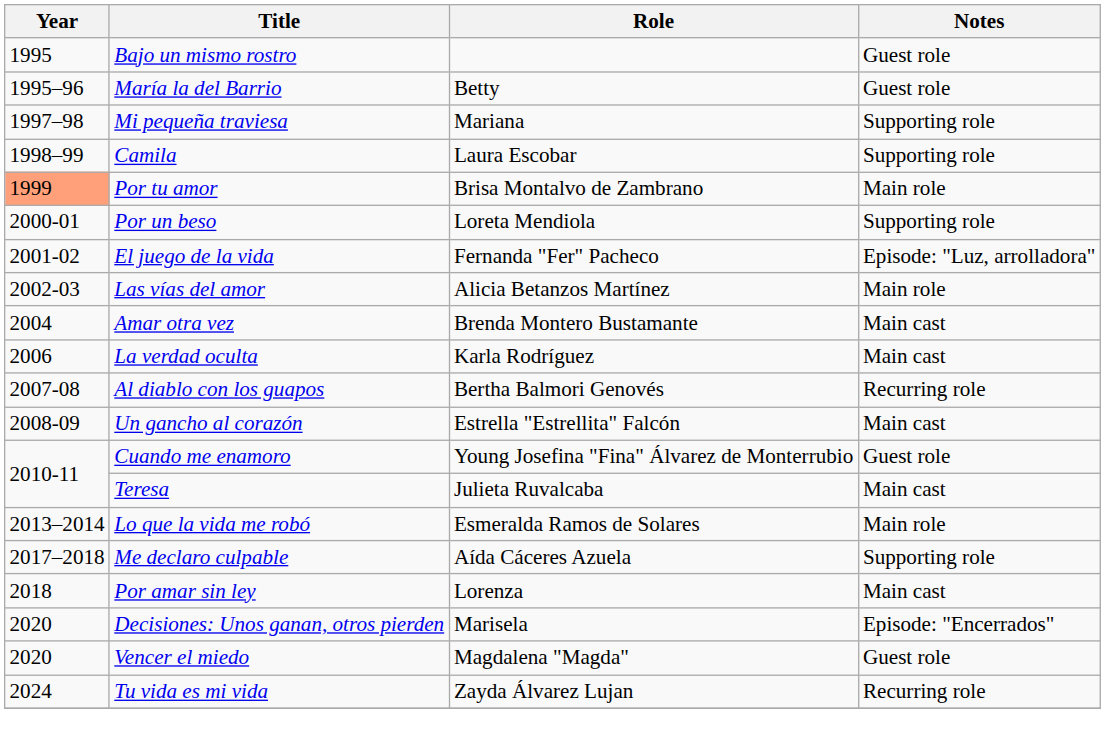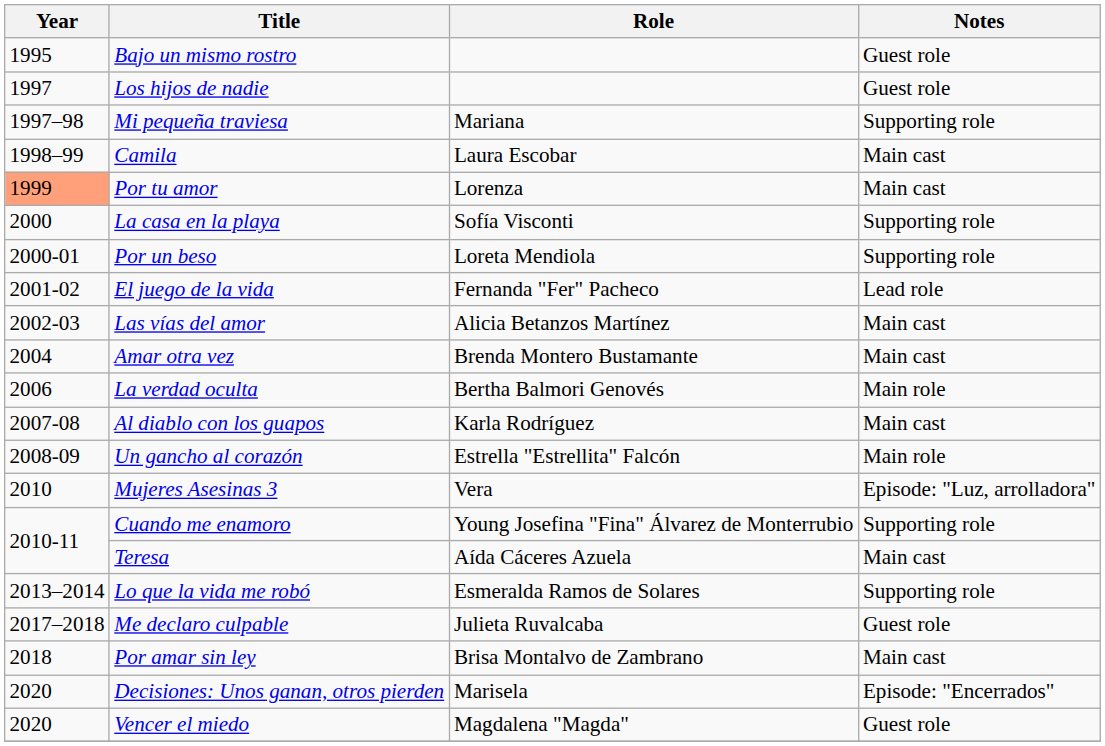- row: (198, 88)
+ row: (191, 88)
(929, 155) Supporting role -> (904, 155) Main cast
(579, 188) Brisa Montalvo de Zambrano -> (489, 188) Lorenza
(904, 188) Main role -> (904, 188) Main cast
+ row: (197, 222)
(979, 255) Episode: "Luz, arrolladora" -> (903, 289) Lead role
(904, 289) Main role -> (904, 322) Main cast
(524, 356) Karla Rodríguez -> (559, 389) Bertha Balmori Genovés
(904, 356) Main cast -> (904, 389) Main role
(559, 389) Bertha Balmori Genovés -> (524, 423) Karla Rodríguez
(924, 389) Recurring role -> (904, 423) Main cast
(904, 423) Main cast -> (904, 456) Main role
+ row: (196, 490)
(907, 456) Guest role -> (929, 523) Supporting role
(529, 490) Julieta Ruvalcaba -> (542, 557) Aída Cáceres Azuela
(904, 523) Main role -> (929, 590) Supporting role
(542, 557) Aída Cáceres Azuela -> (529, 624) Julieta Ruvalcaba
(929, 557) Supporting role -> (907, 624) Guest role
(489, 590) Lorenza -> (579, 657) Brisa Montalvo de Zambrano
- row: (191, 691)
